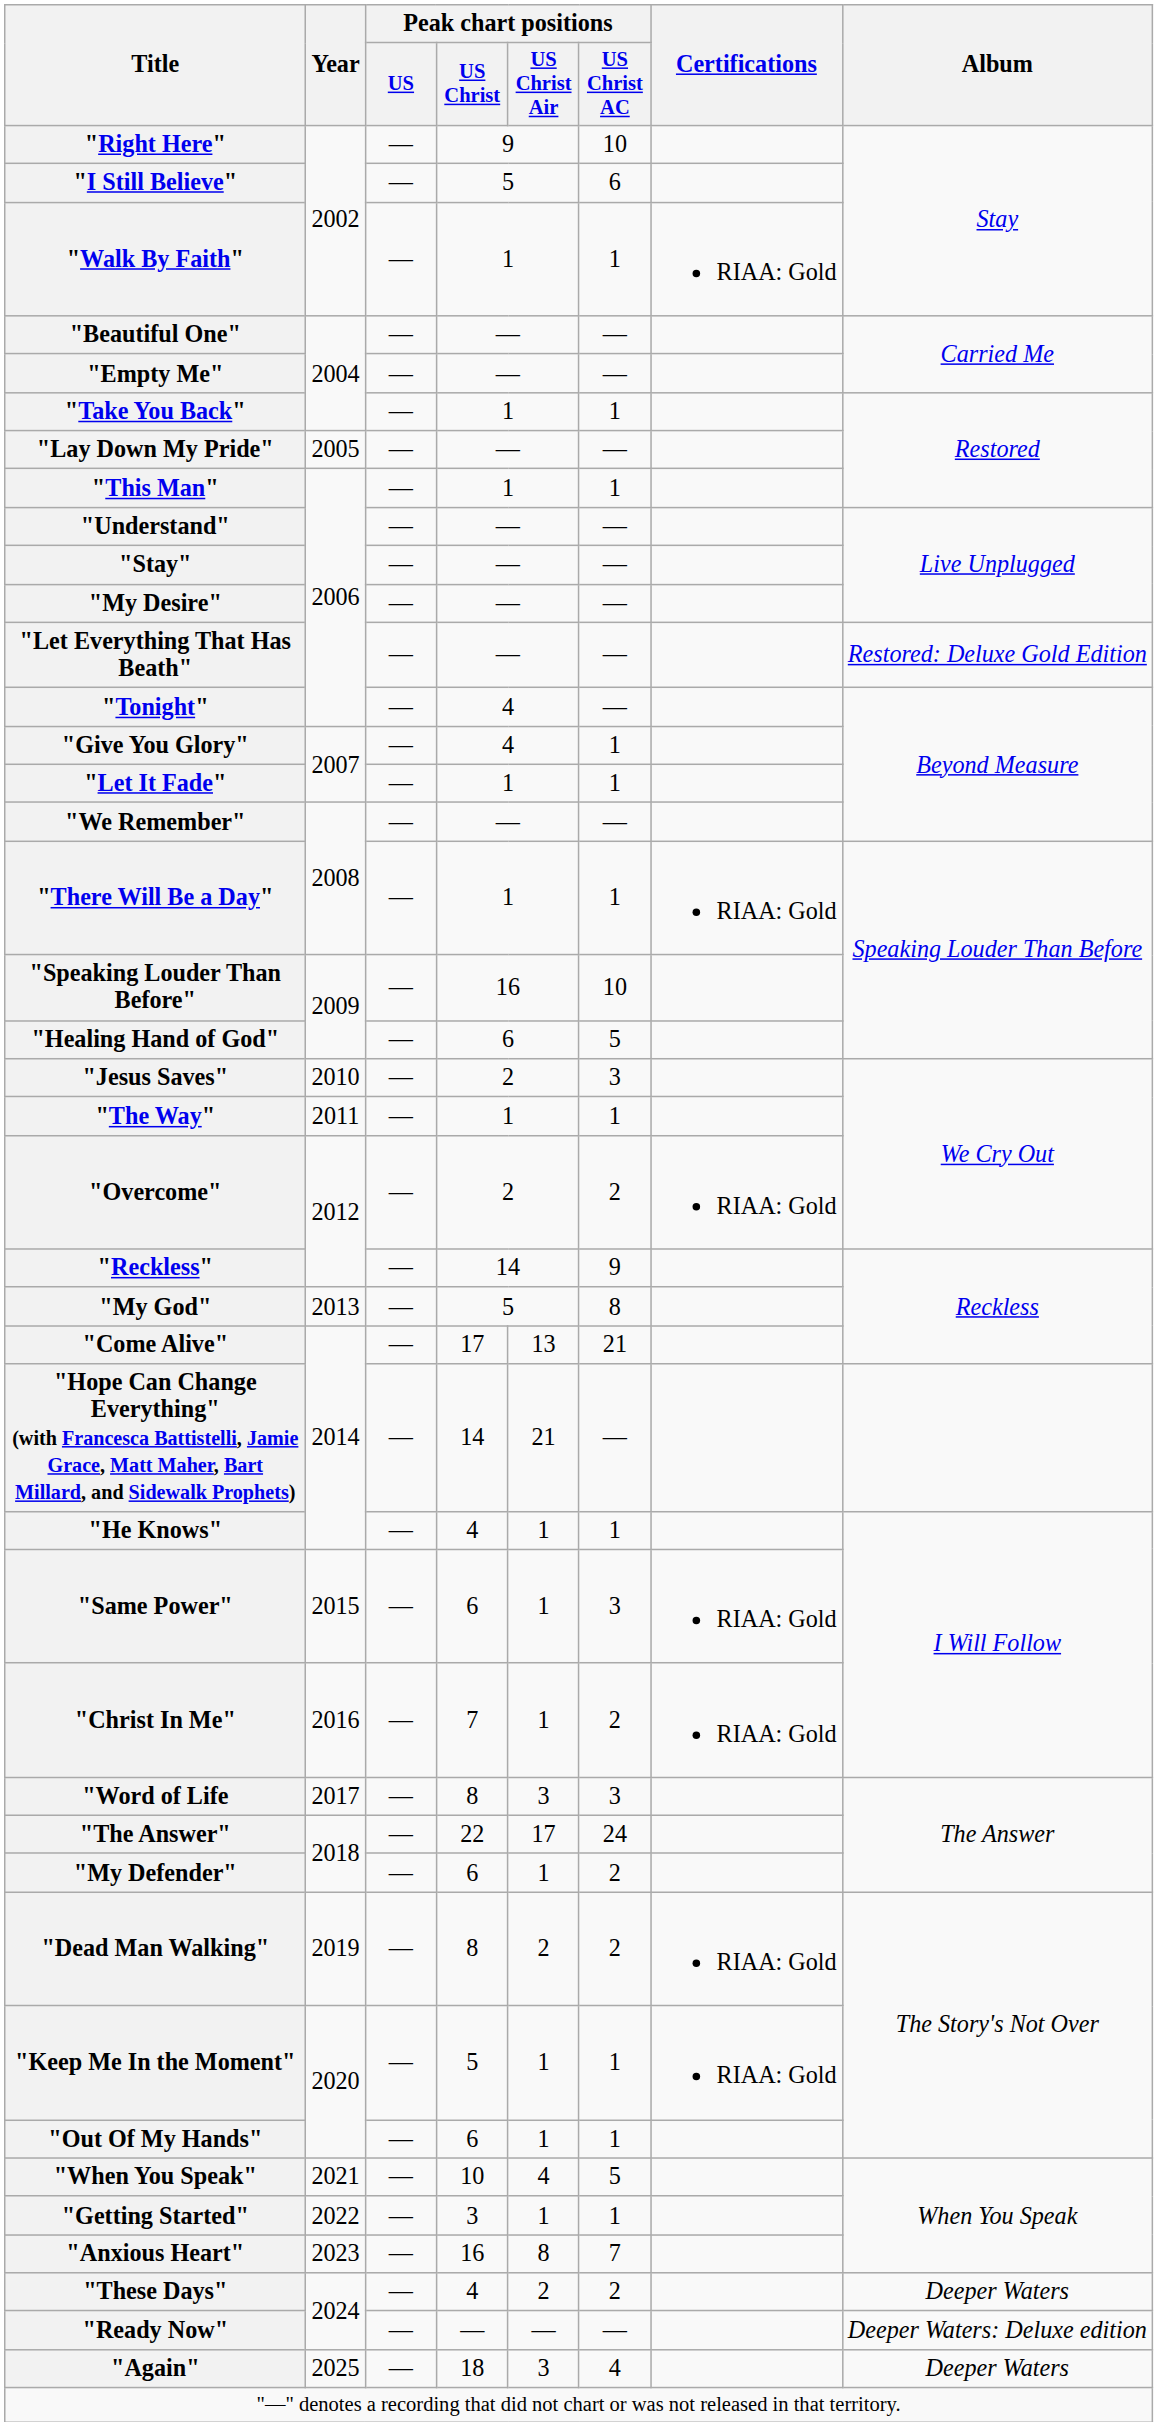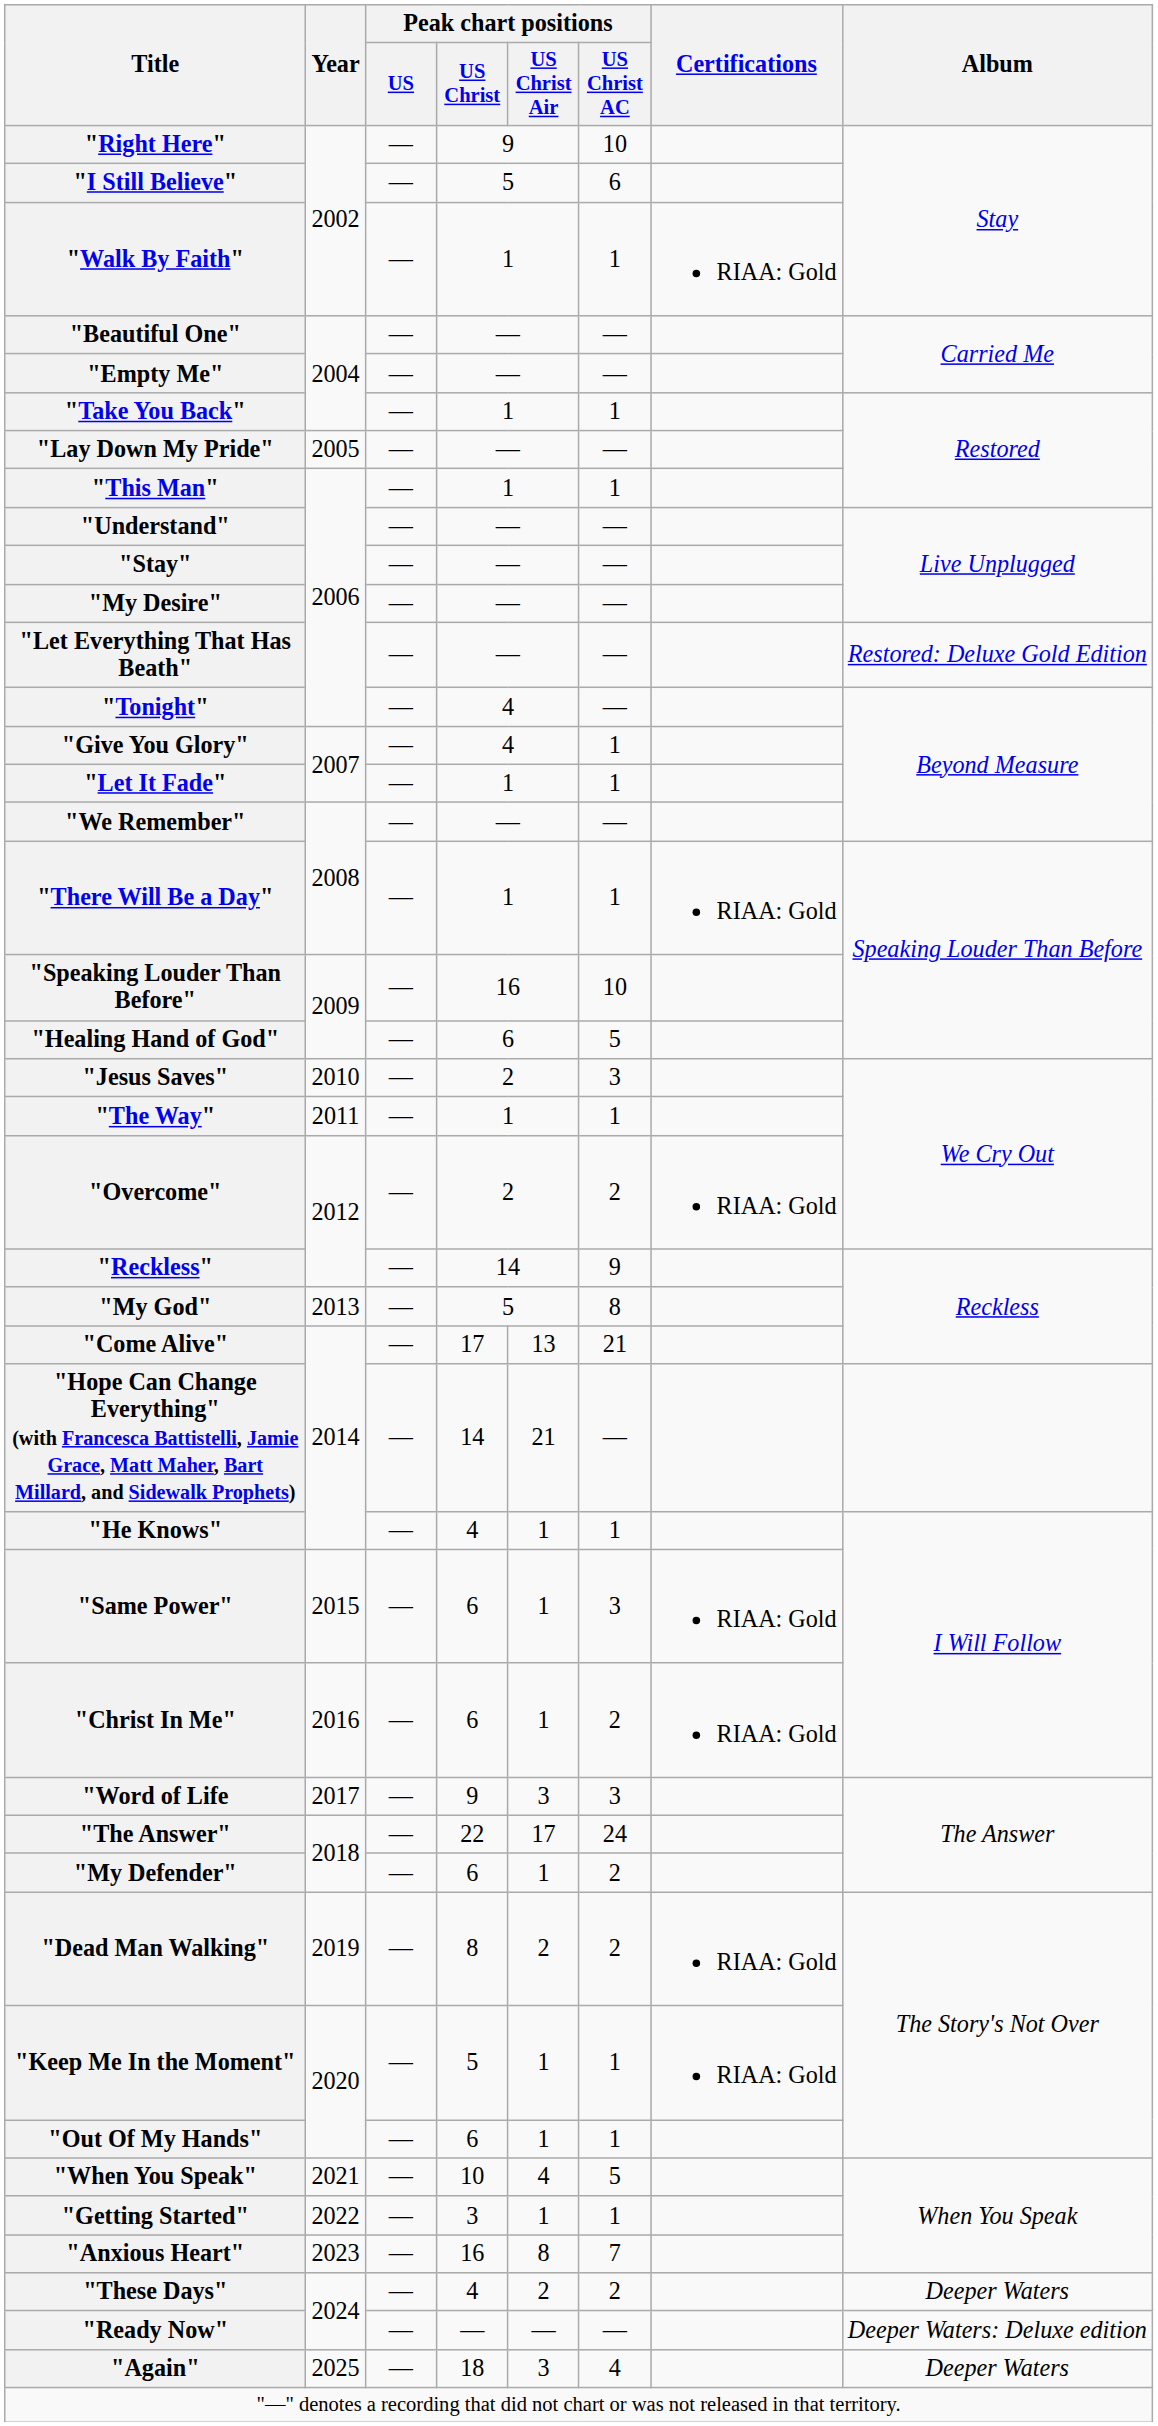(472, 1719) 7 -> (472, 1719) 6
(472, 1795) 8 -> (472, 1795) 9
